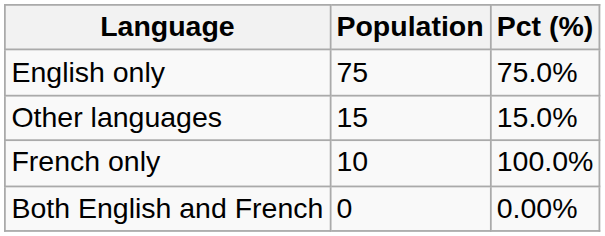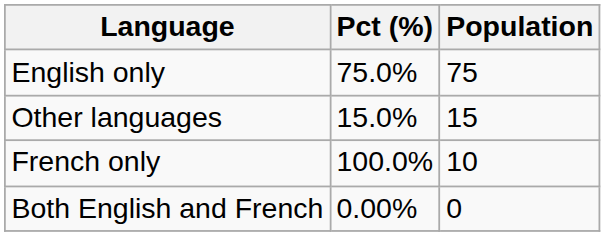columns swapped: (410, 27) <-> (545, 27)
